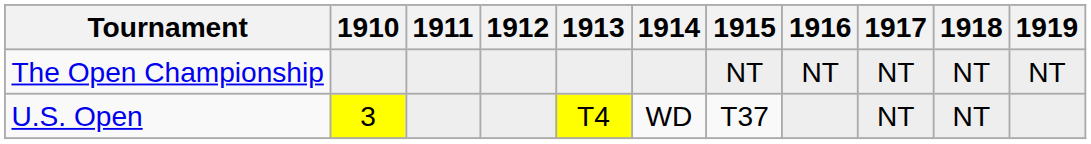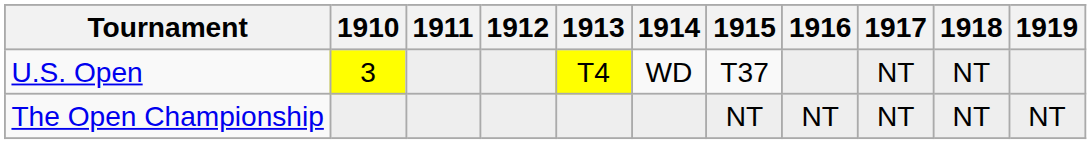rows swapped: (77, 116) <-> (168, 72)
